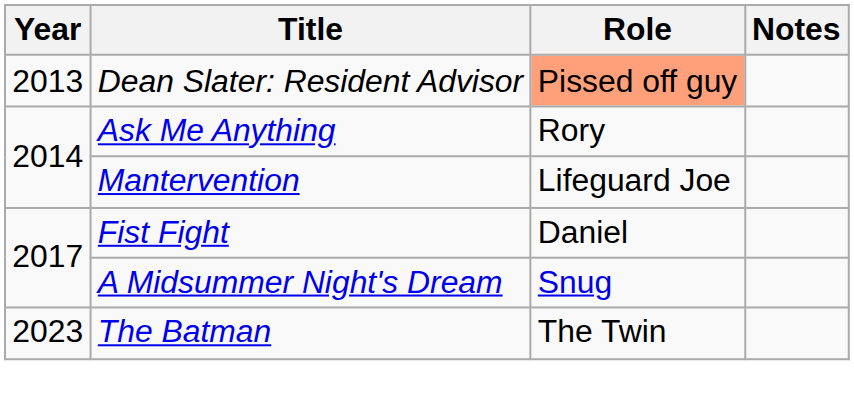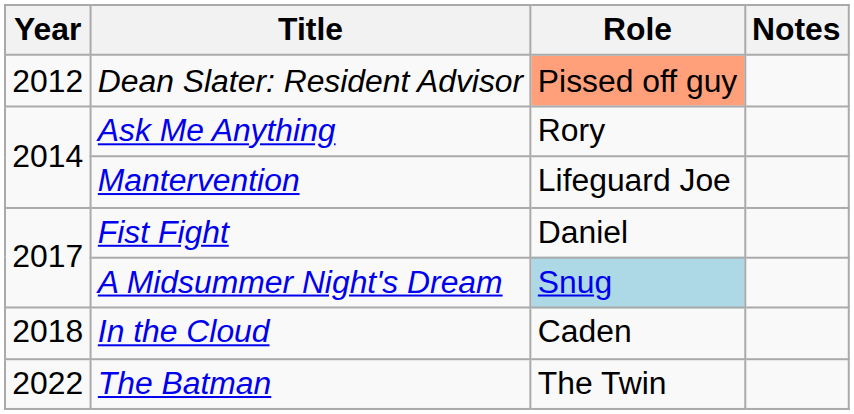(48, 80) 2013 -> (48, 80) 2012
(575, 282) no background -> (575, 282) lightblue background
+ row: (184, 332)
(48, 332) 2023 -> (48, 383) 2022
